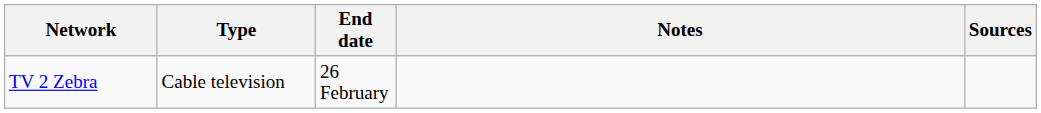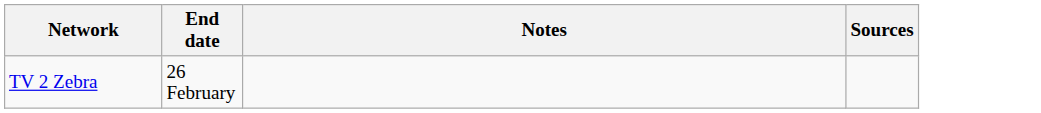- column: (236, 30)
